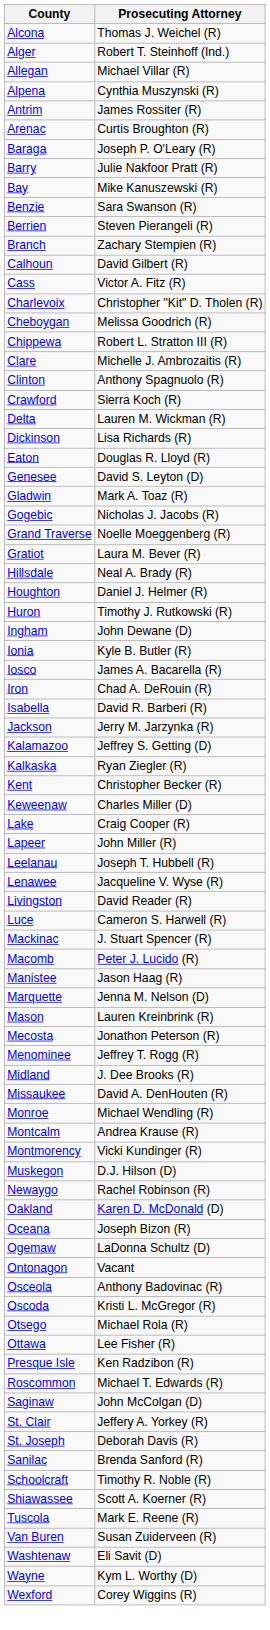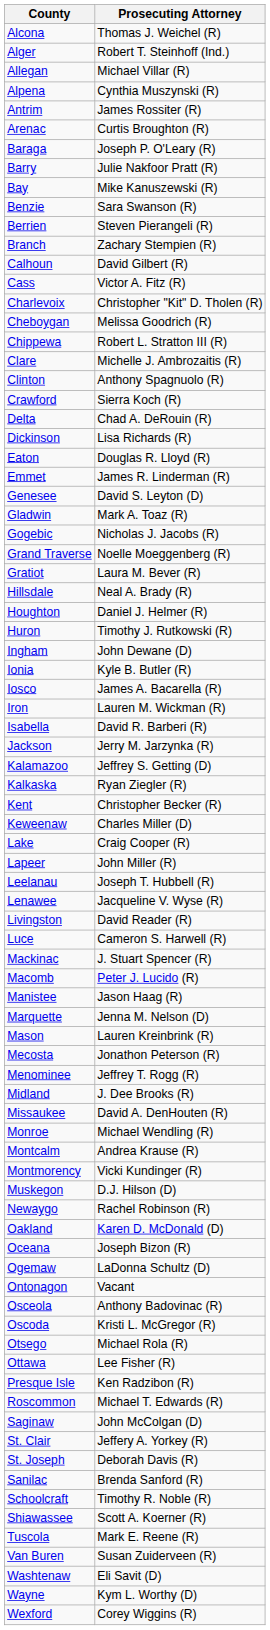(161, 419) Lauren M. Wickman (R) -> (154, 419) Chad A. DeRouin (R)
+ row: (26, 476)
(154, 689) Chad A. DeRouin (R) -> (161, 708) Lauren M. Wickman (R)
